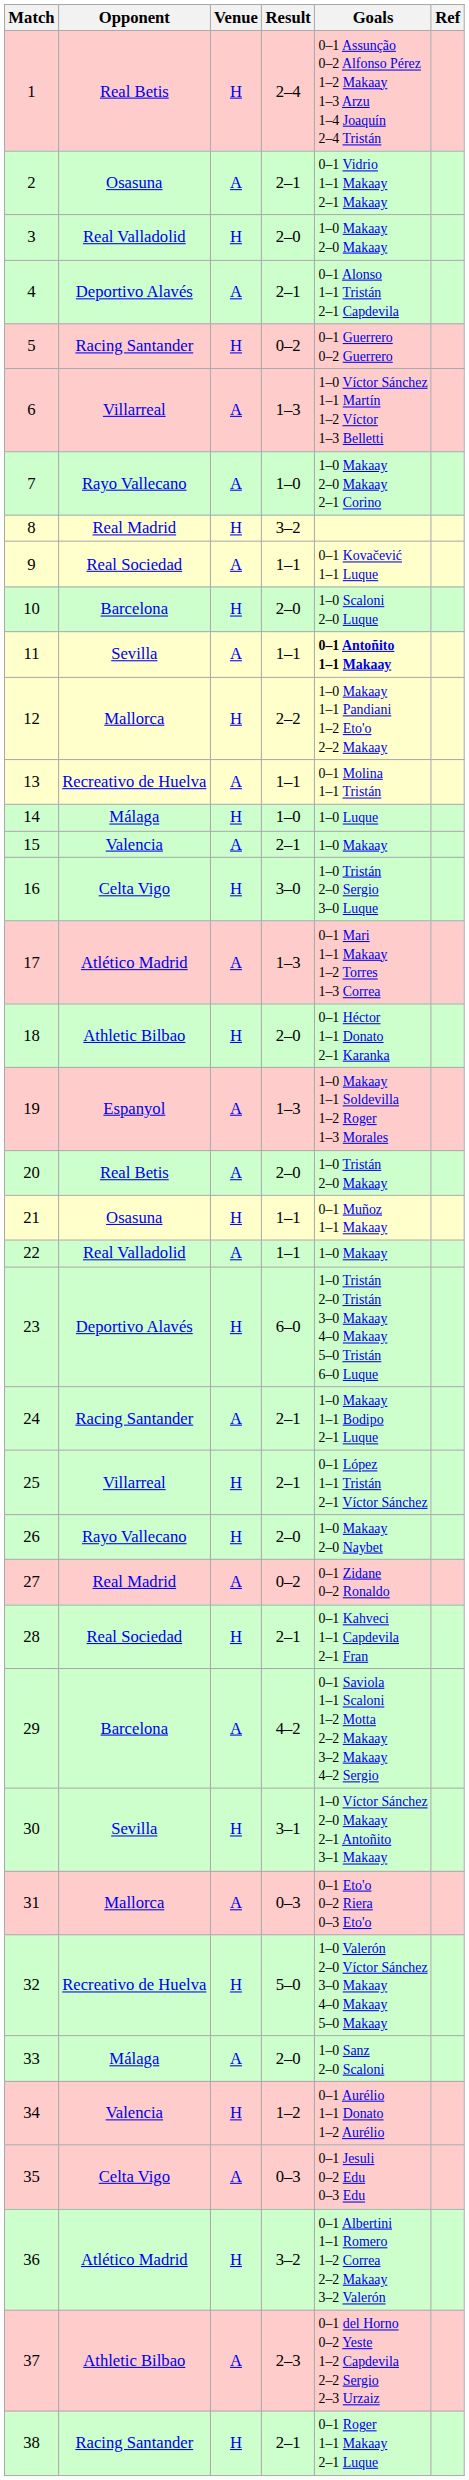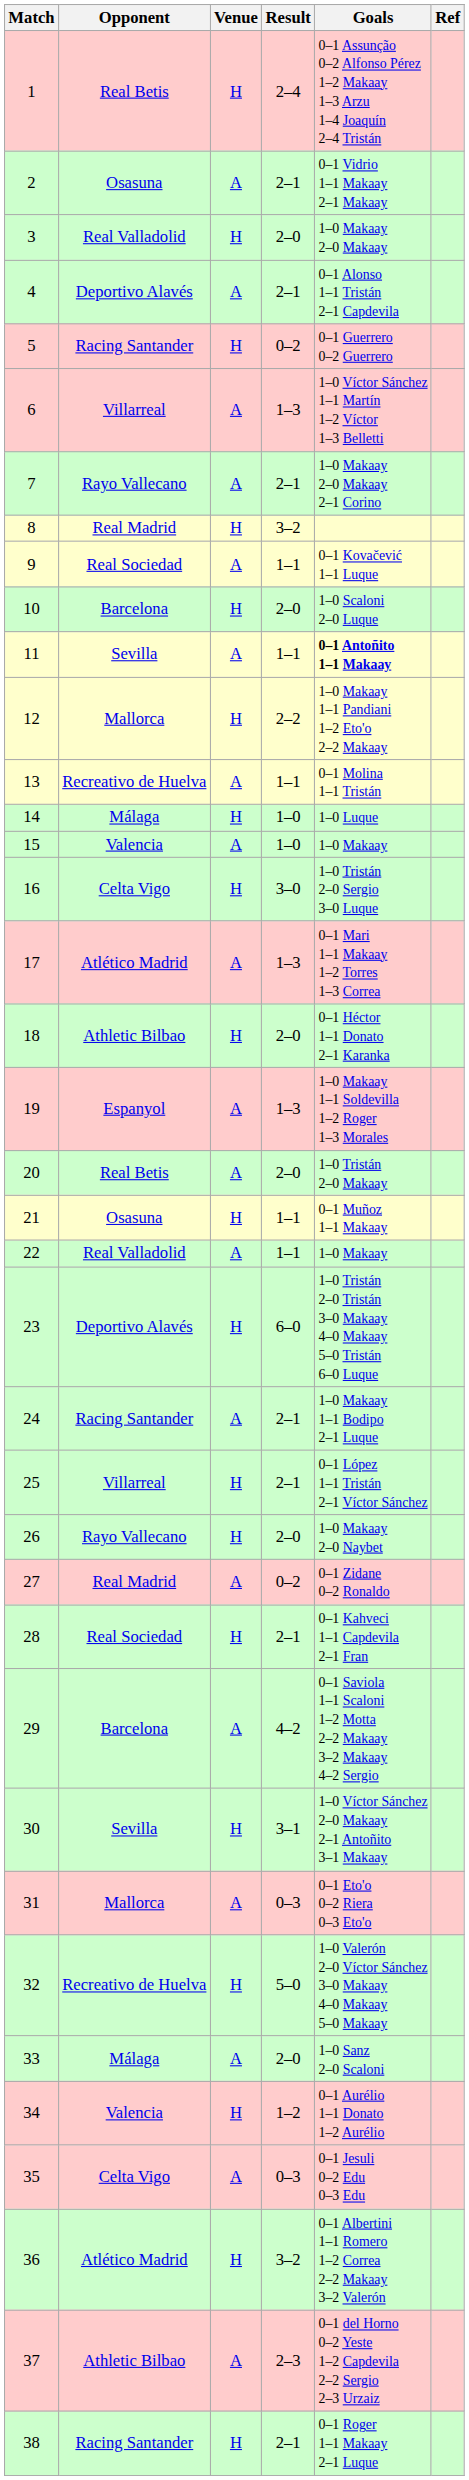(288, 483) 1–0 -> (288, 483) 2–1
(288, 844) 2–1 -> (288, 844) 1–0
